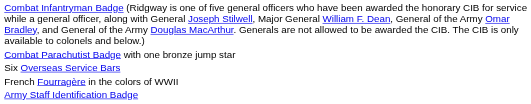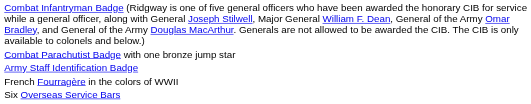rows swapped: (71, 95) <-> (62, 68)
